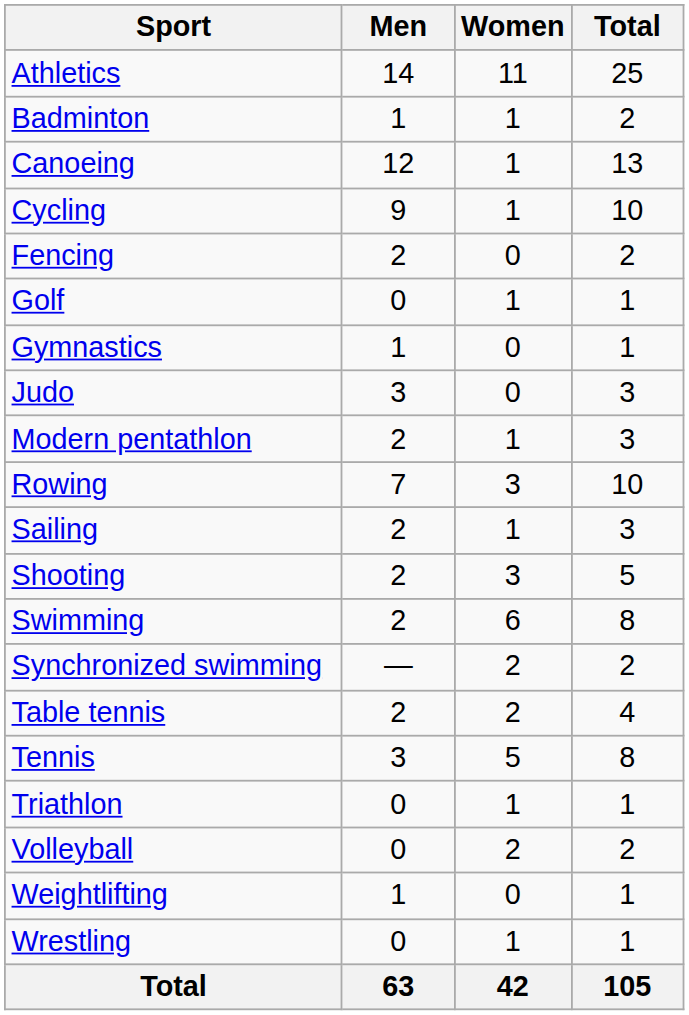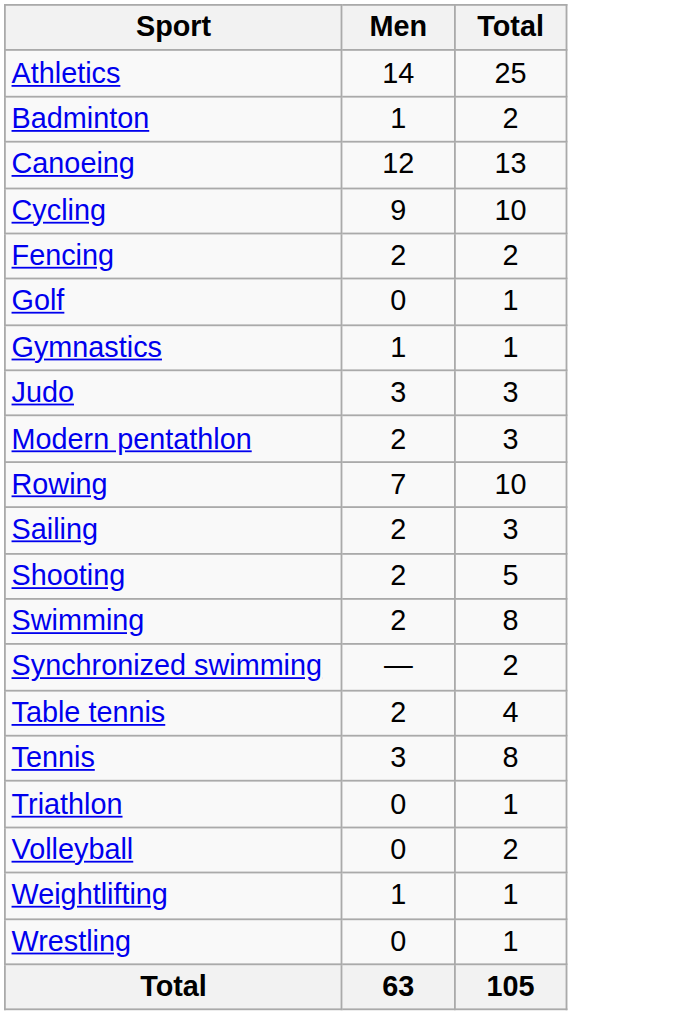- column: (513, 27)
